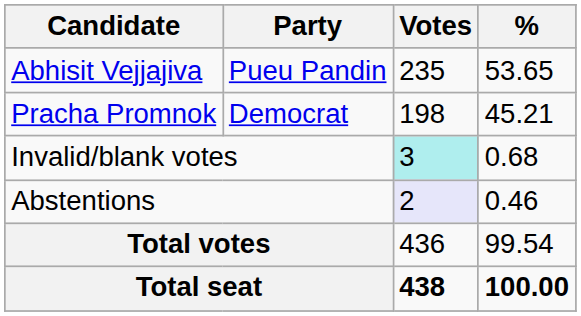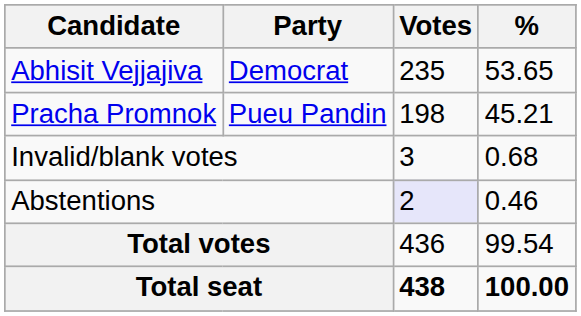(308, 69) Pueu Pandin -> (289, 69) Democrat
(289, 113) Democrat -> (308, 113) Pueu Pandin
(407, 157) paleturquoise background -> (407, 157) no background
